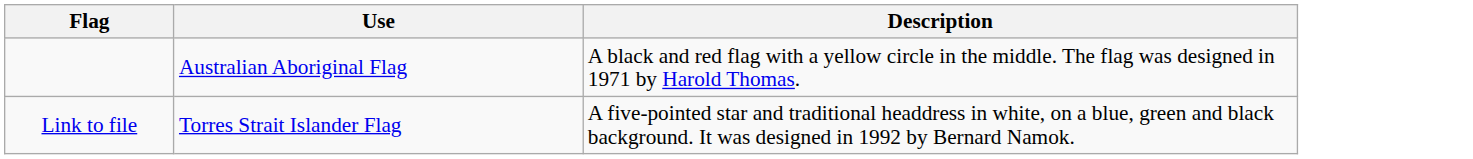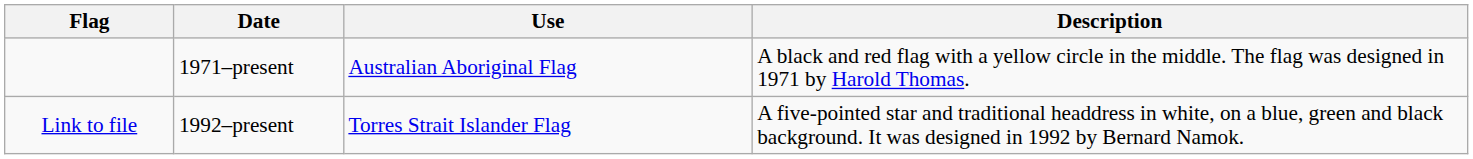+ column: (259, 21)
